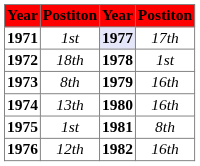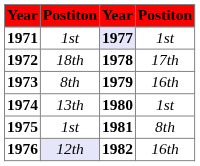(165, 37) 17th -> (165, 37) 1st
(165, 60) 1st -> (165, 60) 17th
(165, 104) 16th -> (165, 104) 1st
(70, 149) no background -> (70, 149) lavender background
